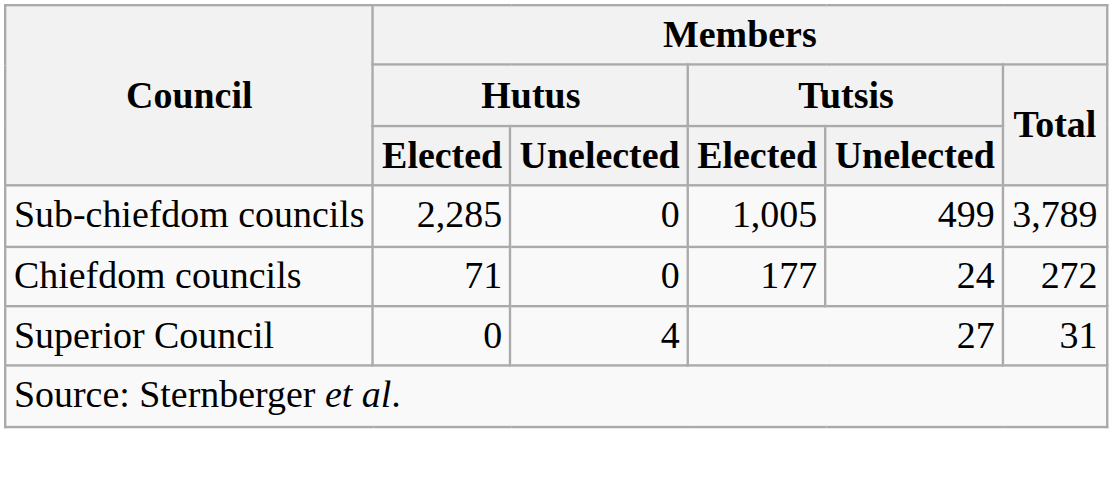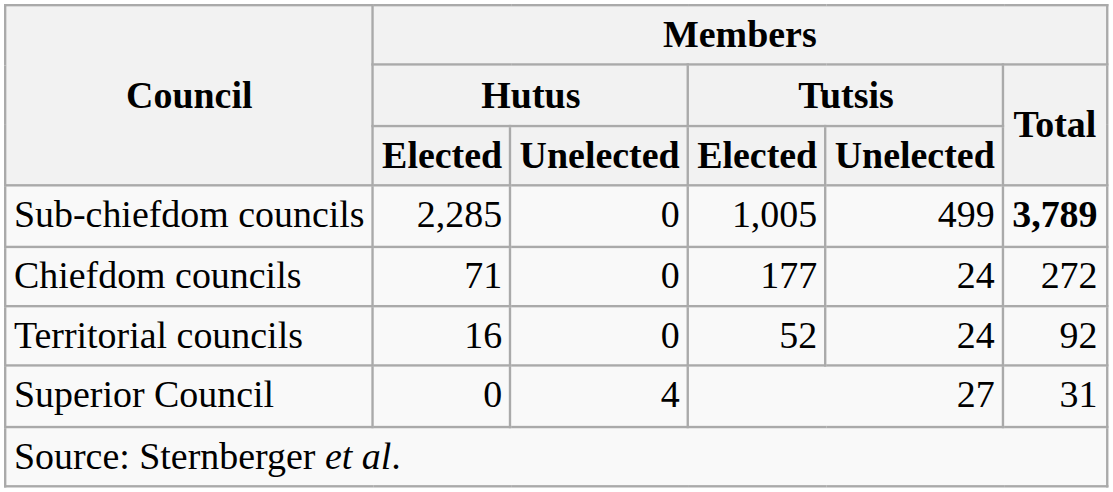(1055, 214) normal -> (1055, 214) bold
+ row: (158, 335)
